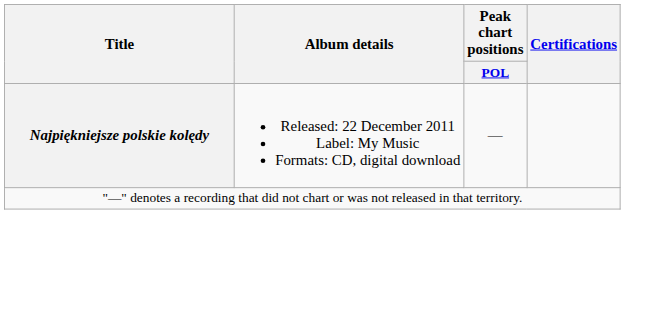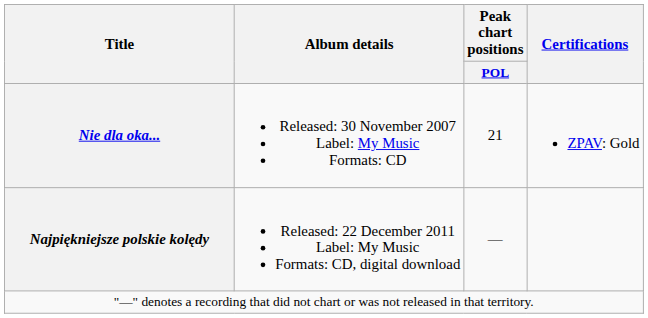+ row: (119, 135)
